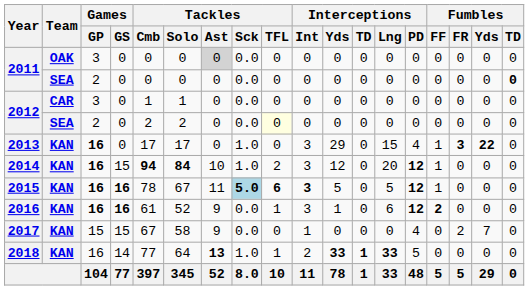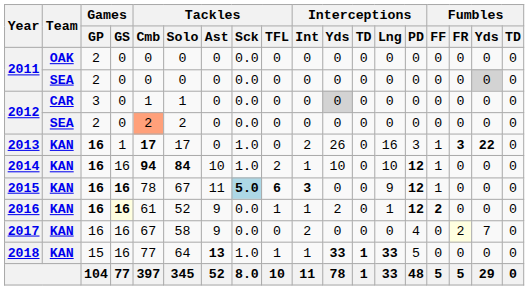(96, 59) 3 -> (96, 59) 2
(217, 59) lightgrey background -> (217, 59) no background
(487, 80) no background -> (487, 80) lightgrey background
(513, 80) bold -> (513, 80) normal
(337, 102) no background -> (337, 102) lightgrey background
(148, 123) no background -> (148, 123) lightsalmon background
(277, 123) lightyellow background -> (277, 123) no background
(122, 145) 0 -> (122, 145) 1
(148, 145) normal -> (148, 145) bold
(307, 145) 3 -> (307, 145) 2
(337, 145) 29 -> (337, 145) 26
(390, 145) 15 -> (390, 145) 16
(416, 145) 4 -> (416, 145) 3
(122, 167) 15 -> (122, 167) 16
(307, 167) 3 -> (307, 167) 1
(337, 167) 12 -> (337, 167) 10
(390, 167) 20 -> (390, 167) 10
(337, 188) 5 -> (337, 188) 0
(390, 188) 5 -> (390, 188) 9
(122, 210) no background -> (122, 210) lightyellow background
(307, 210) 3 -> (307, 210) 1
(337, 210) 1 -> (337, 210) 2
(390, 210) 6 -> (390, 210) 1
(96, 231) 15 -> (96, 231) 16
(122, 231) 15 -> (122, 231) 16
(307, 231) 1 -> (307, 231) 2
(460, 231) no background -> (460, 231) lightyellow background
(96, 253) 16 -> (96, 253) 15
(122, 253) 14 -> (122, 253) 16
(307, 253) 2 -> (307, 253) 1
